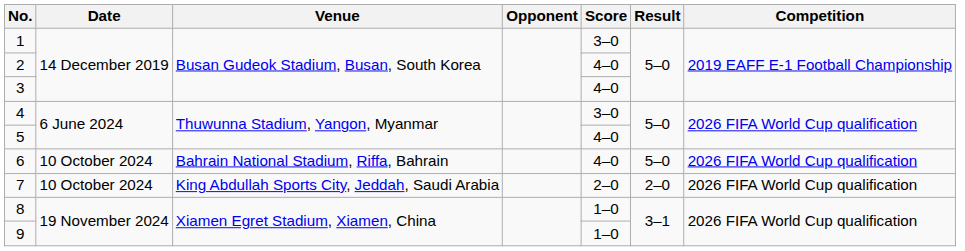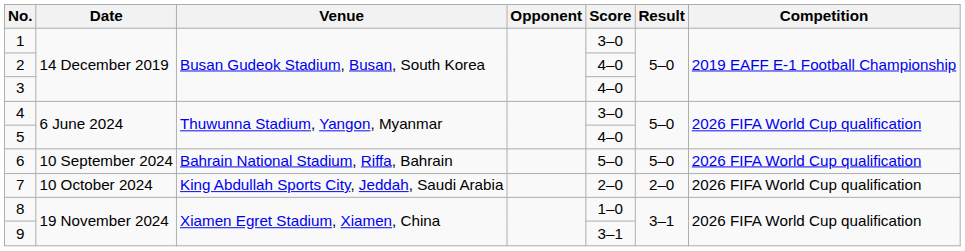(96, 161) 10 October 2024 -> (106, 161) 10 September 2024
(606, 161) 4–0 -> (610, 161) 5–0
(606, 233) 1–0 -> (610, 233) 3–1
